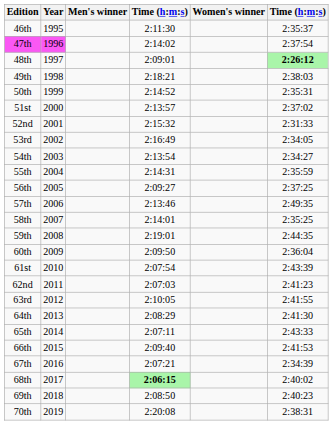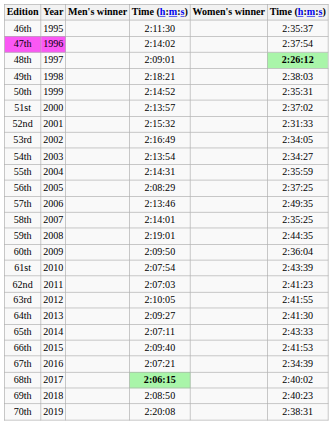(160, 188) 2:09:27 -> (160, 188) 2:08:29
(160, 316) 2:08:29 -> (160, 316) 2:09:27
